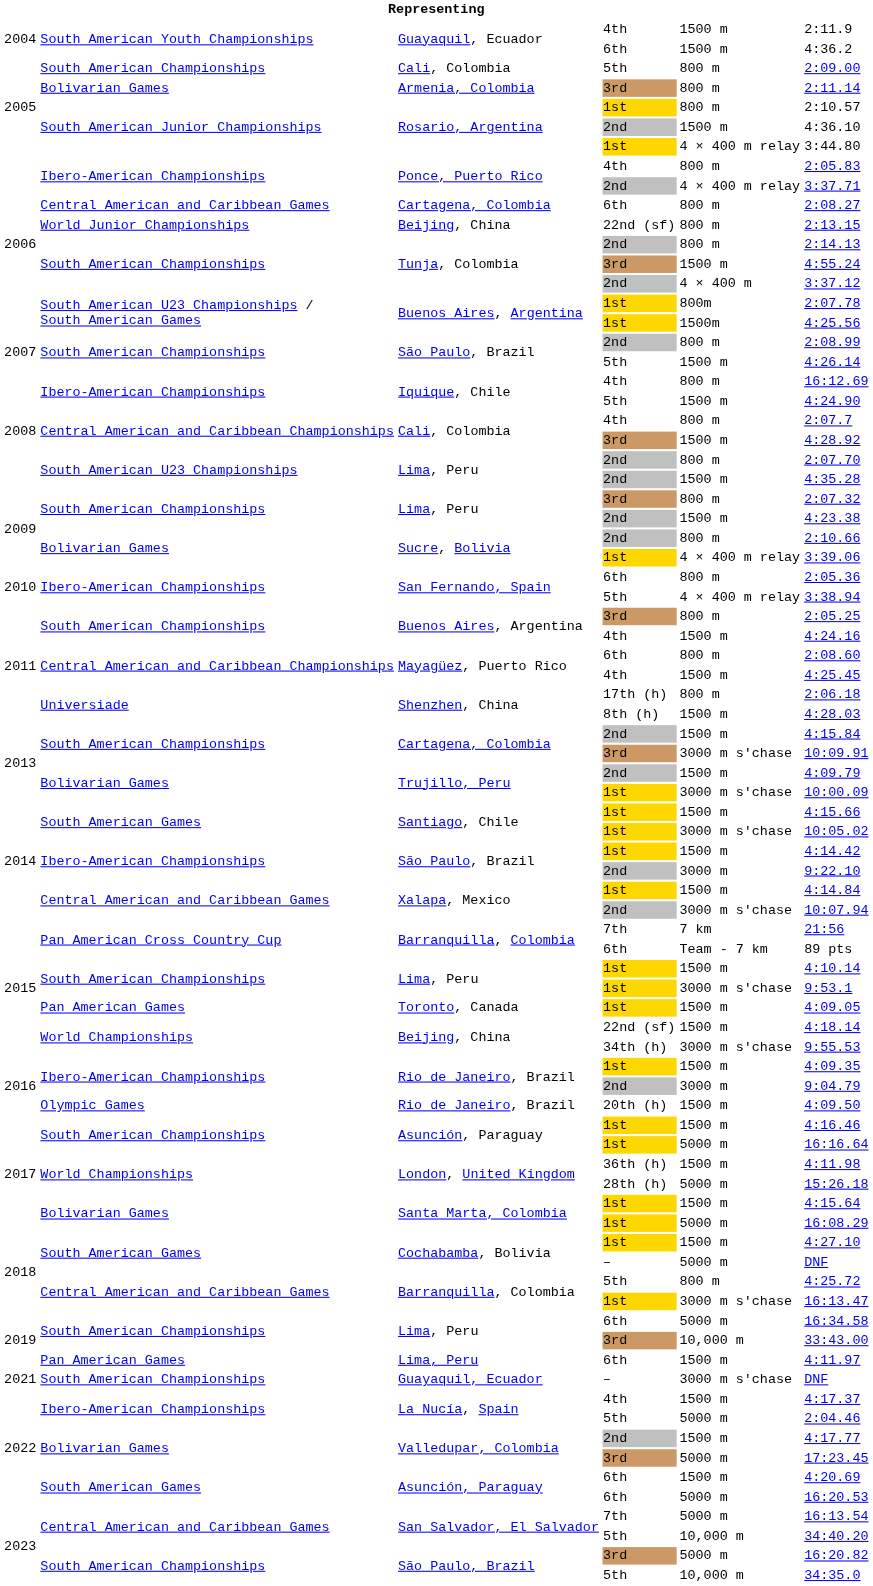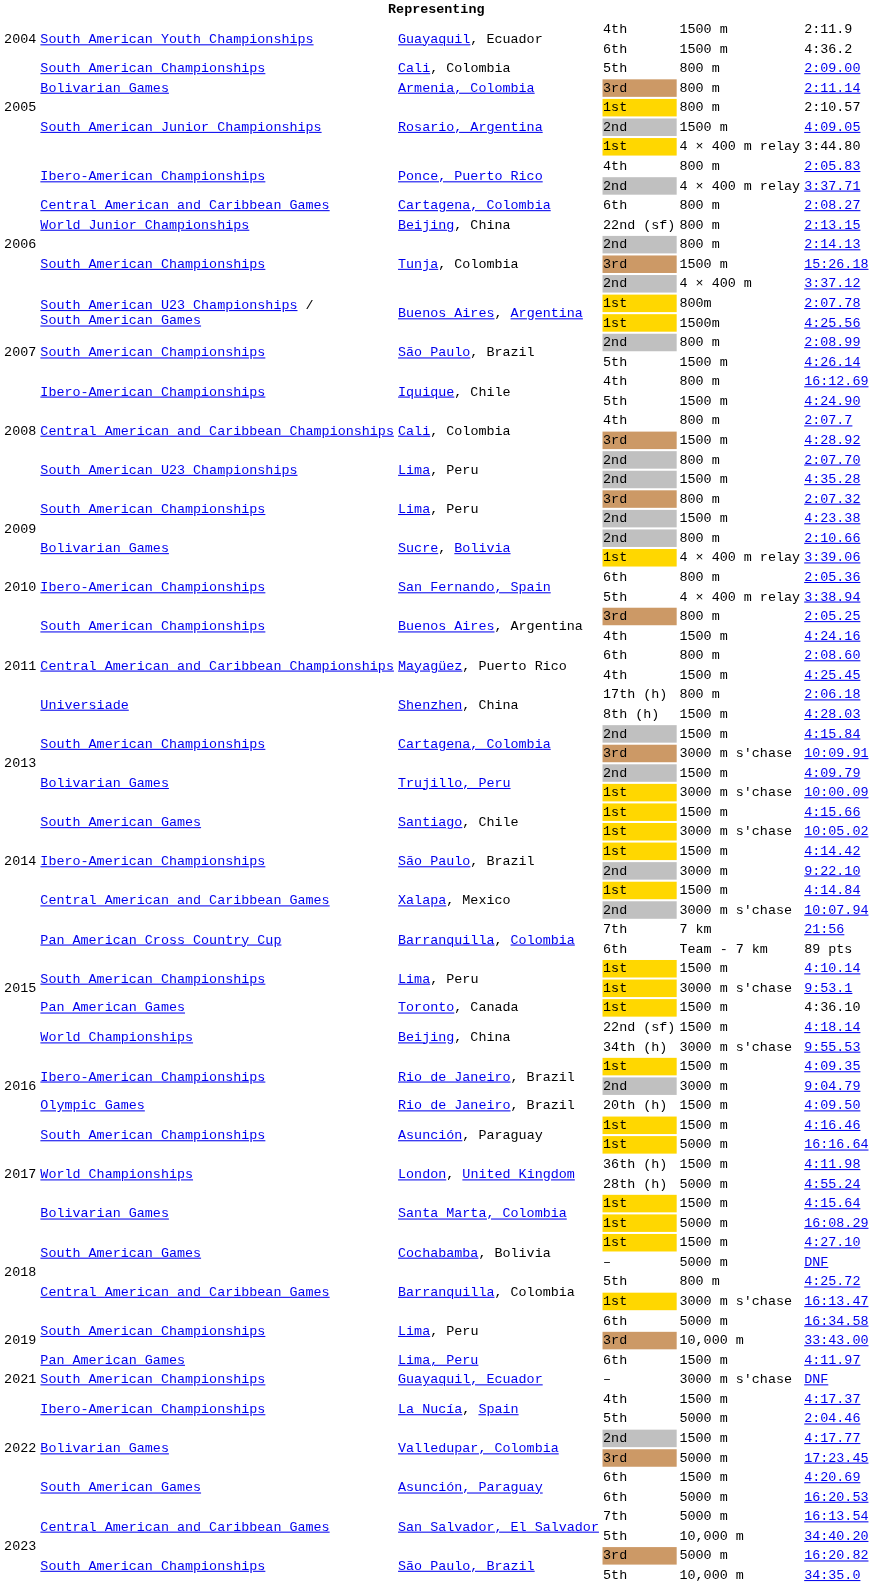(832, 127) 4:36.10 -> (832, 127) 4:09.05
(832, 264) 4:55.24 -> (836, 264) 15:26.18
(832, 1008) 4:09.05 -> (832, 1008) 4:36.10
(836, 1184) 15:26.18 -> (832, 1184) 4:55.24
